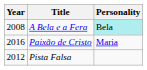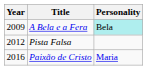(16, 27) 2008 -> (16, 27) 2009
rows swapped: (50, 58) <-> (60, 42)
